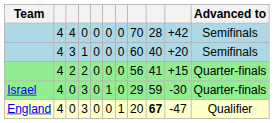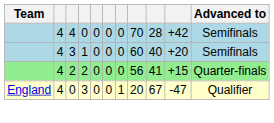- row: (22, 90)
(156, 109) bold -> (156, 90) normal
